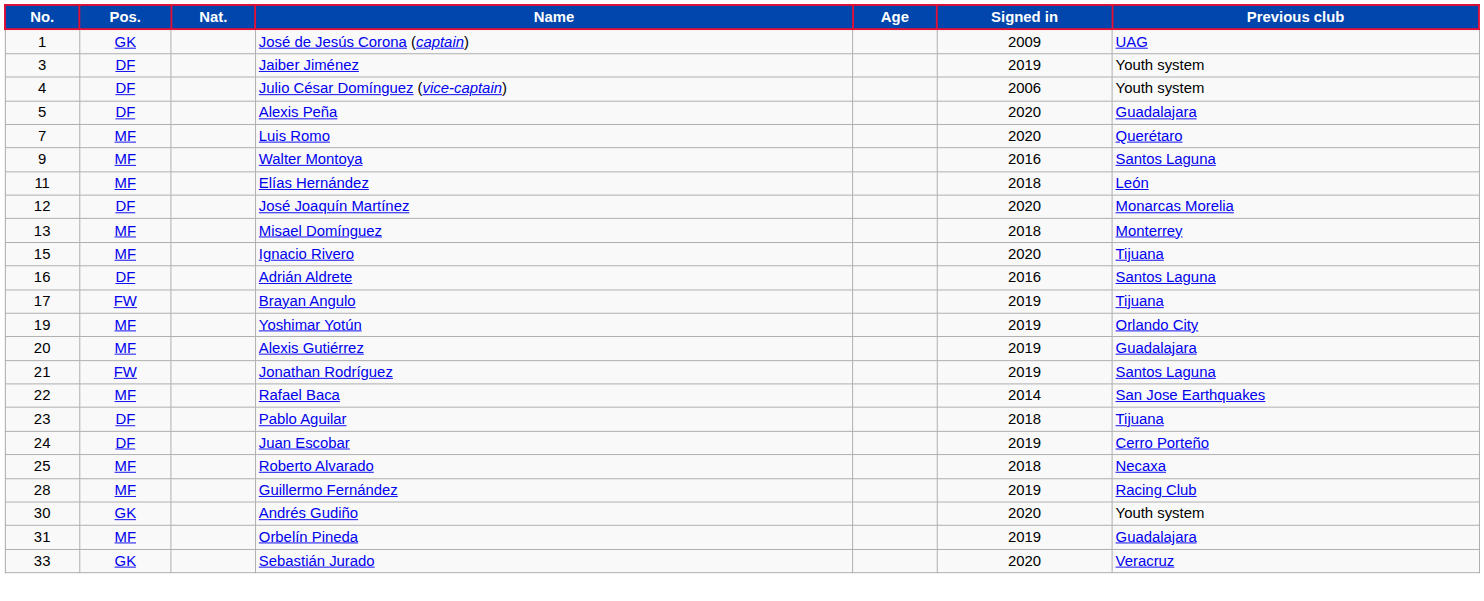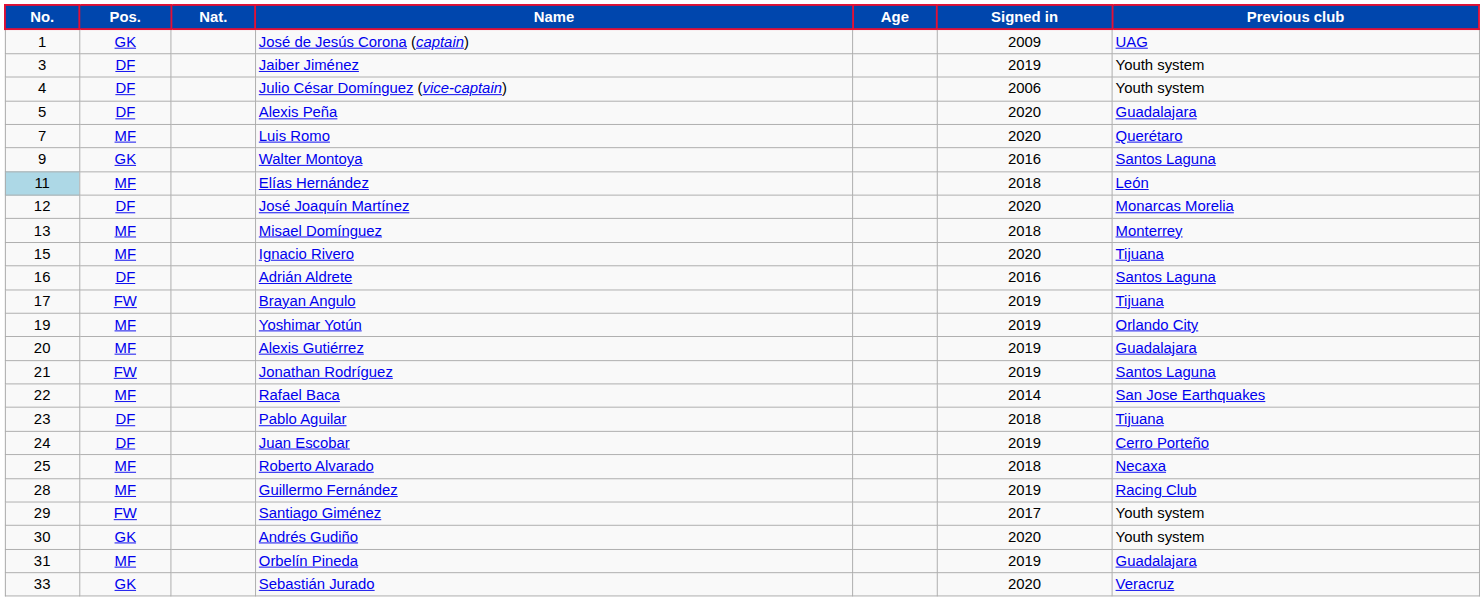(125, 159) MF -> (125, 159) GK
(42, 183) no background -> (42, 183) lightblue background
+ row: (320, 513)
